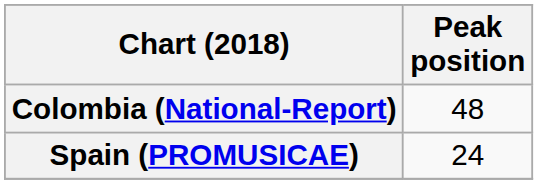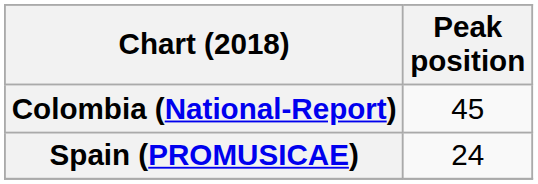(468, 108) 48 -> (468, 108) 45
